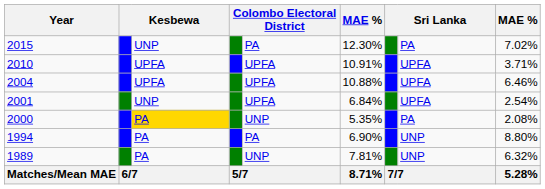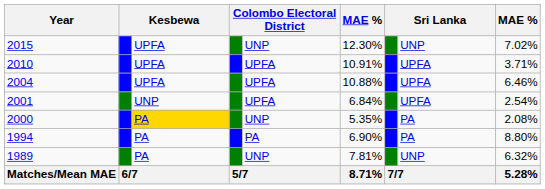(146, 45) UNP -> (149, 45) UPFA
(252, 45) PA -> (257, 45) UNP
(408, 45) PA -> (413, 45) UNP
(413, 138) UNP -> (408, 138) PA
